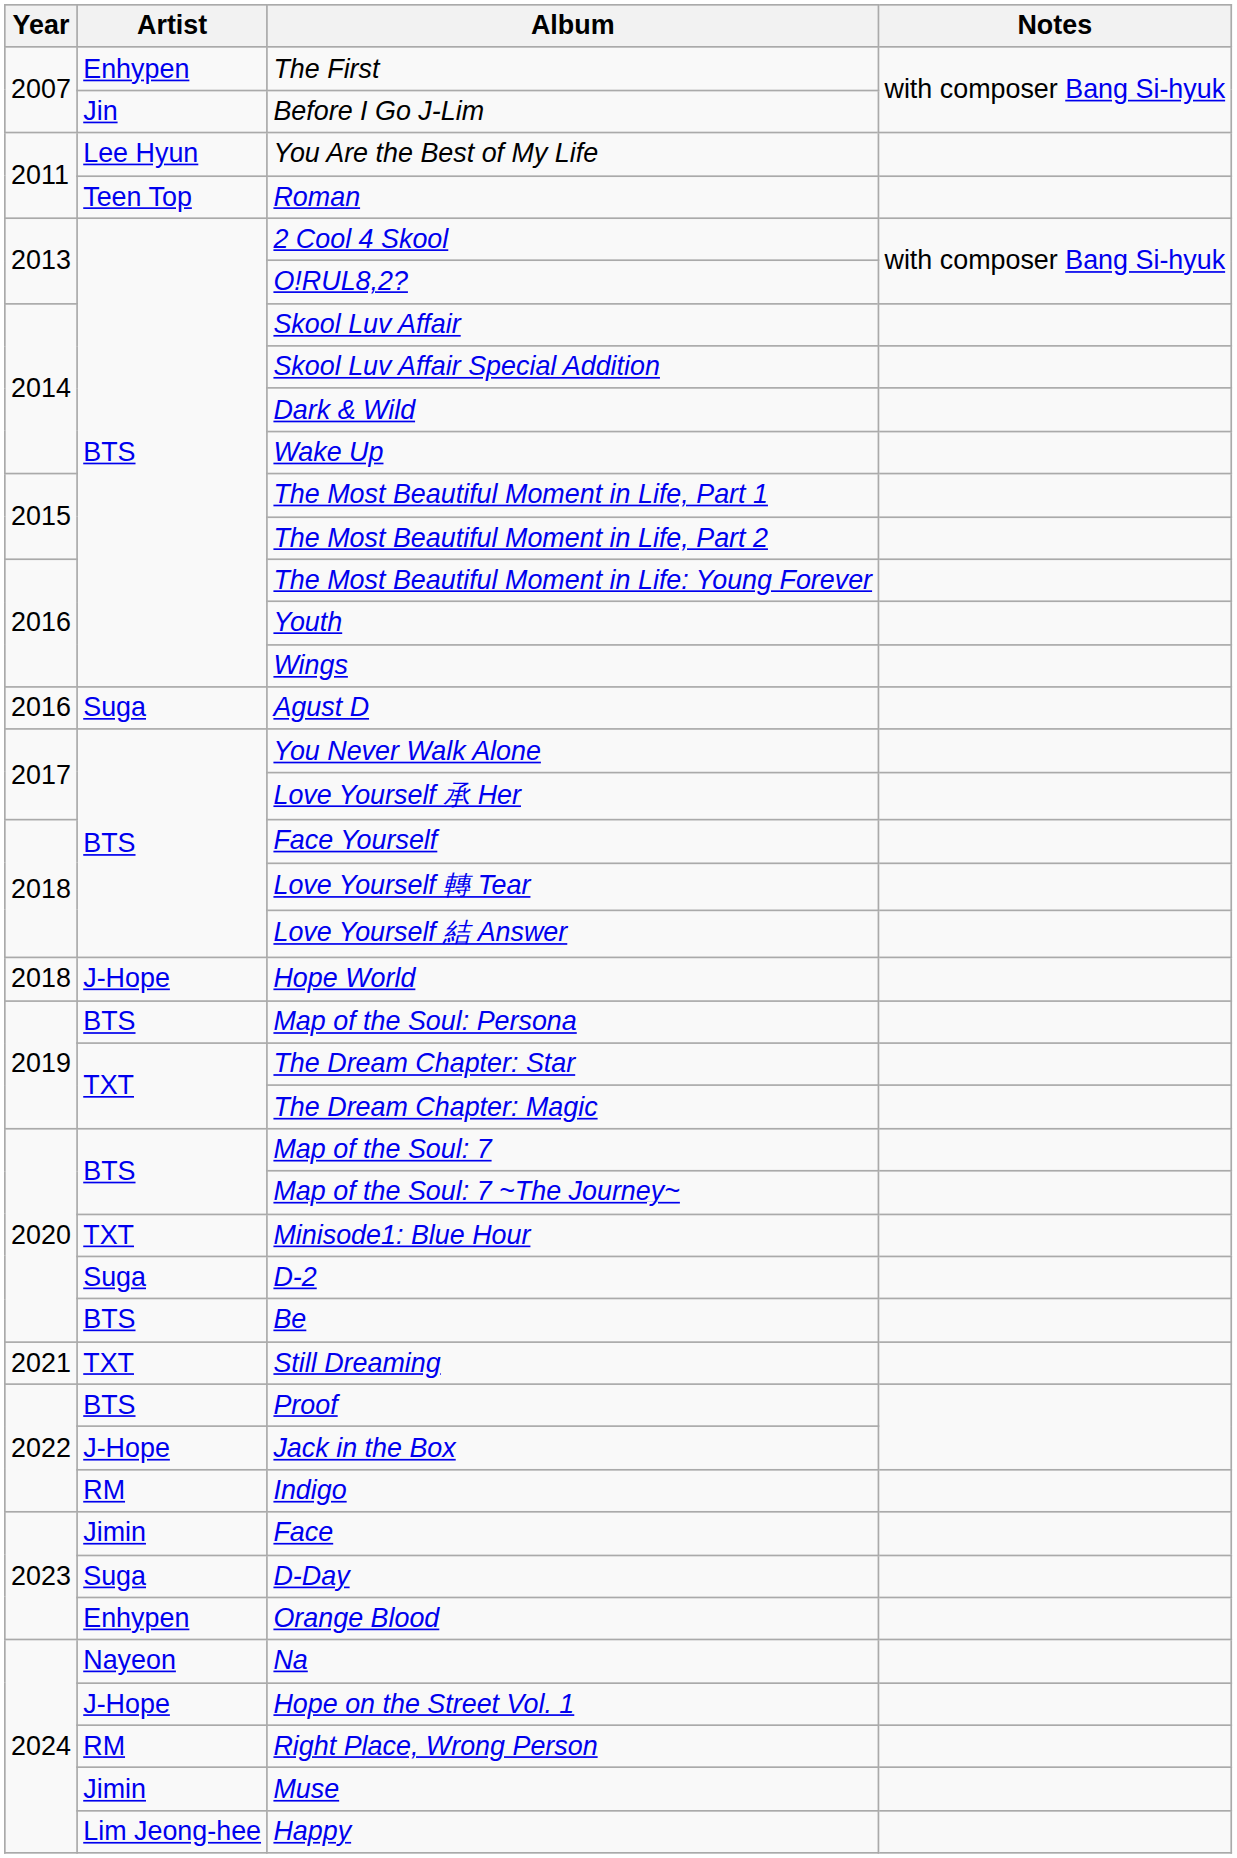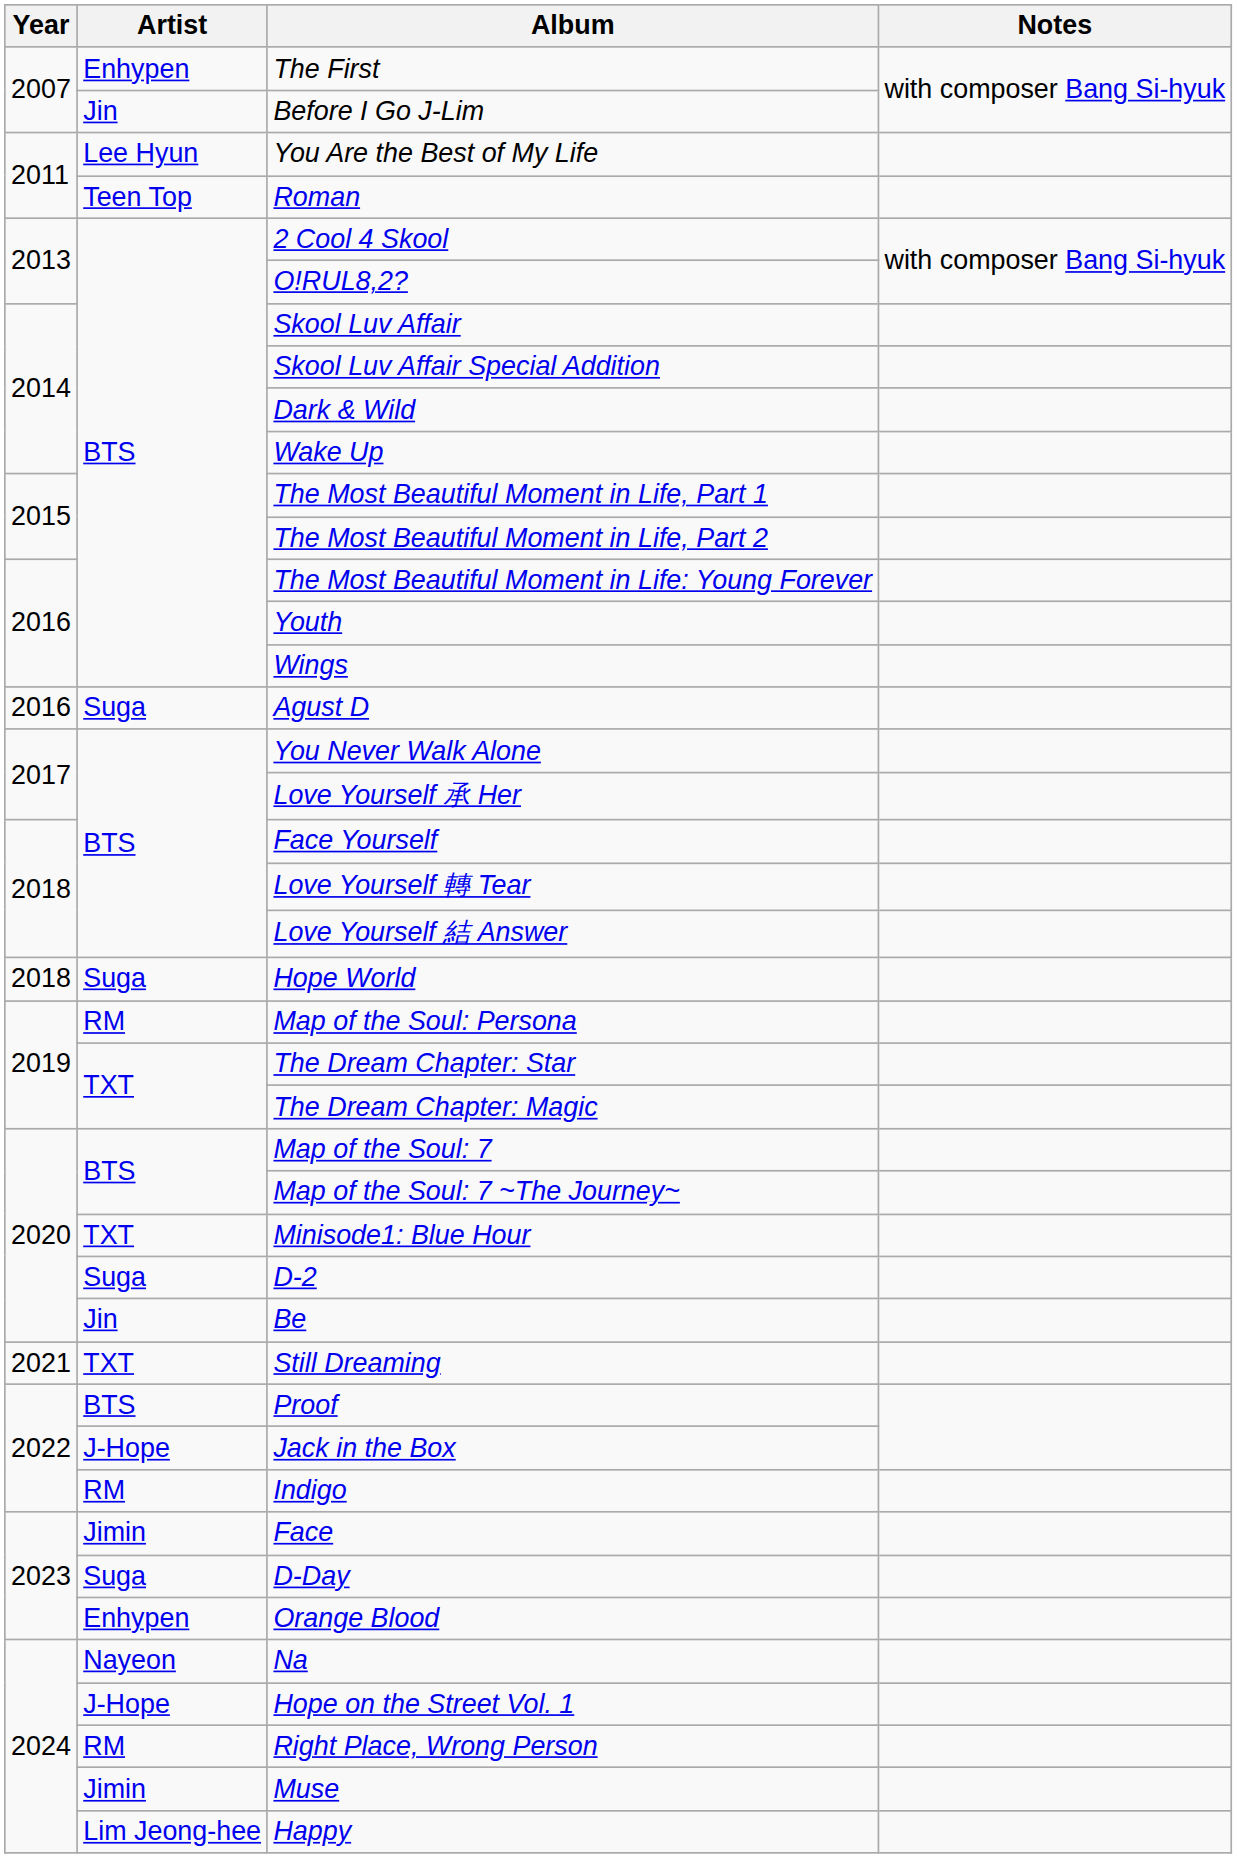(127, 978) J-Hope -> (115, 978) Suga
(109, 1021) BTS -> (104, 1021) RM
(109, 1319) BTS -> (100, 1319) Jin
